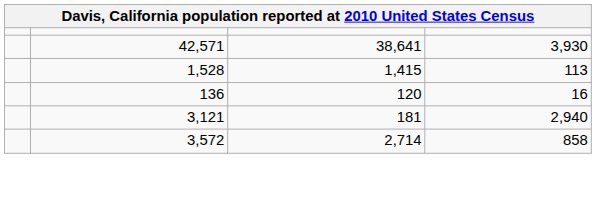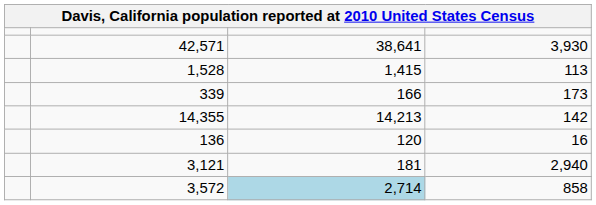+ row: (212, 93)
+ row: (201, 117)
(403, 141) no background -> (403, 188) lightblue background
